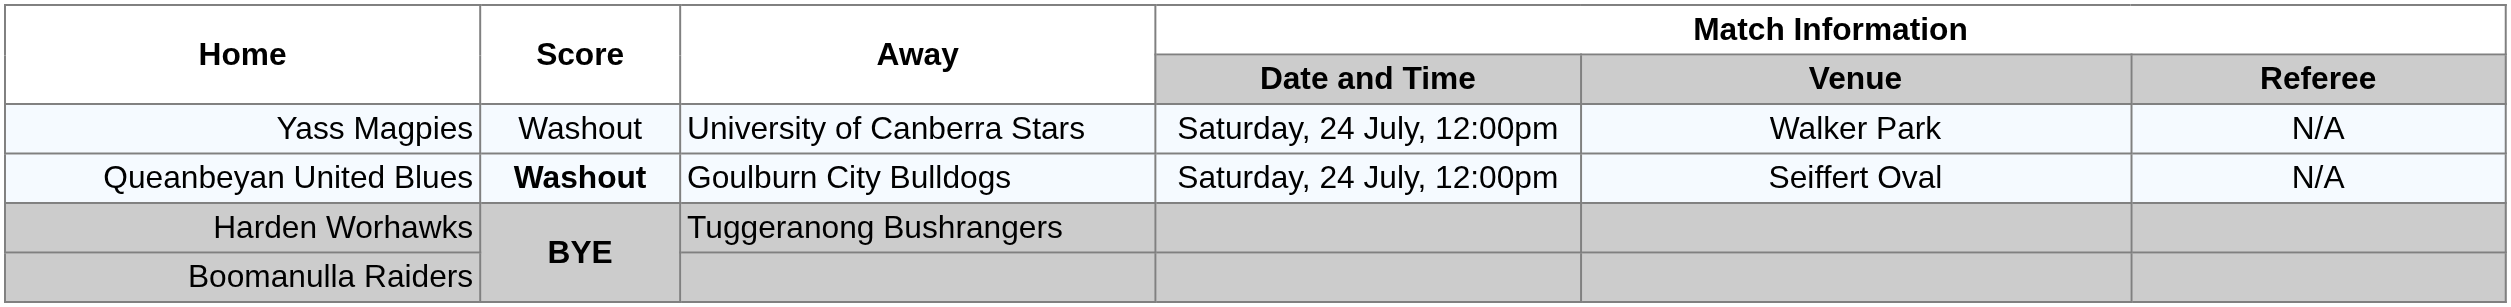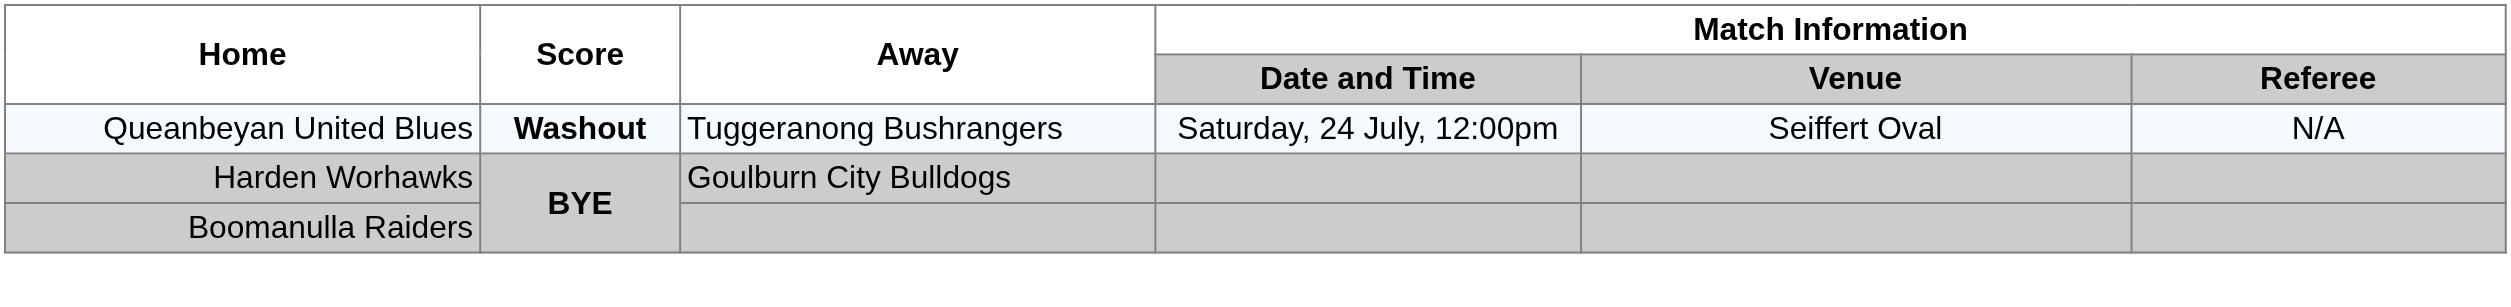- row: (375, 128)
(849, 177) Goulburn City Bulldogs -> (875, 128) Tuggeranong Bushrangers
(875, 227) Tuggeranong Bushrangers -> (849, 177) Goulburn City Bulldogs
